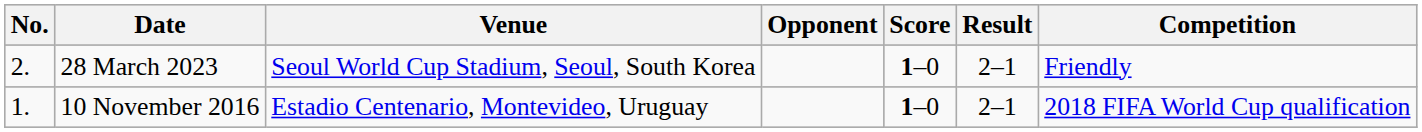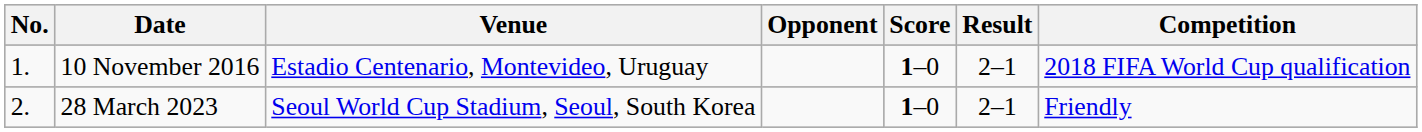rows swapped: (160, 106) <-> (139, 65)
